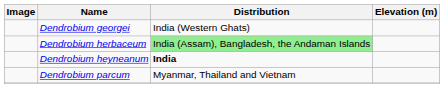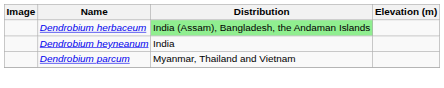- row: (85, 28)
(165, 59) bold -> (164, 43) normal
